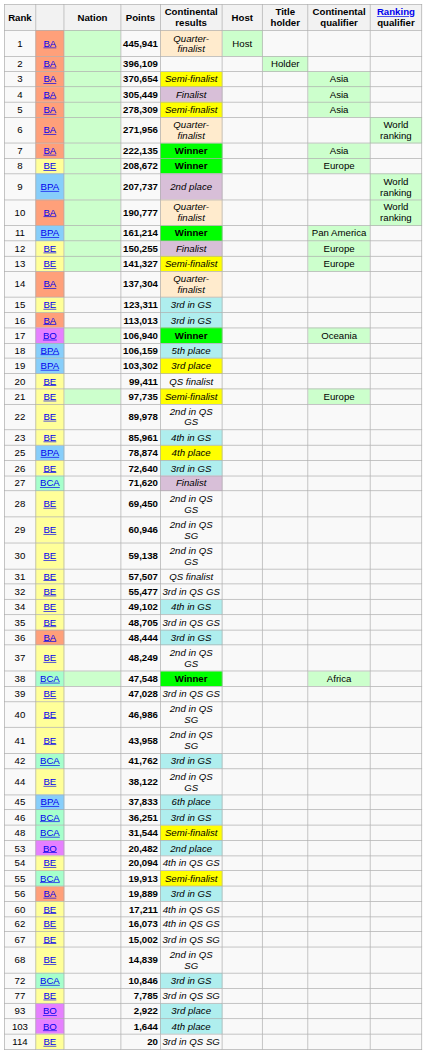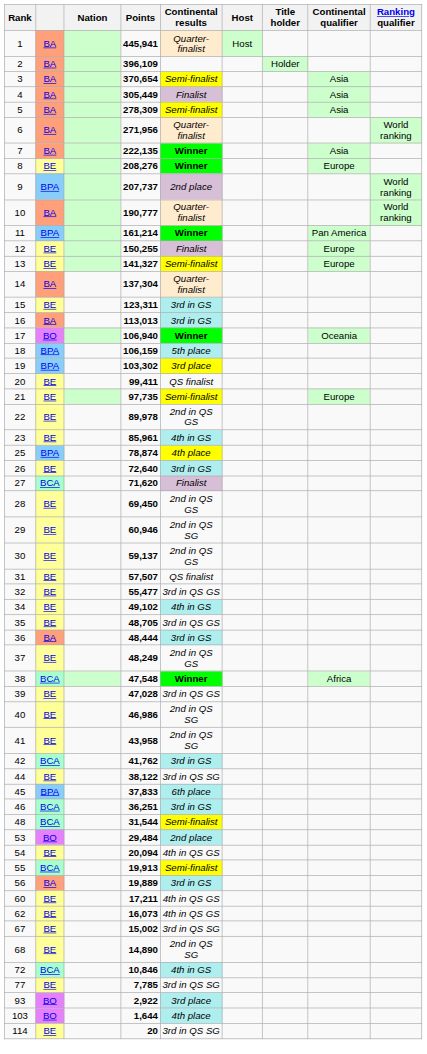(141, 166) 208,672 -> (141, 166) 208,276
(143, 556) 59,138 -> (143, 556) 59,137
(191, 782) 2nd in QS GS -> (191, 776) 3rd in QS SG
(143, 848) 20,482 -> (143, 837) 29,484
(143, 960) 14,839 -> (143, 949) 14,890
(191, 981) 3rd in GS -> (191, 970) 4th in GS
